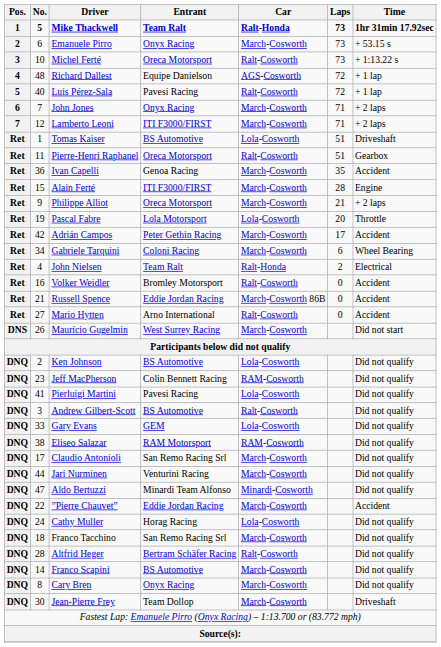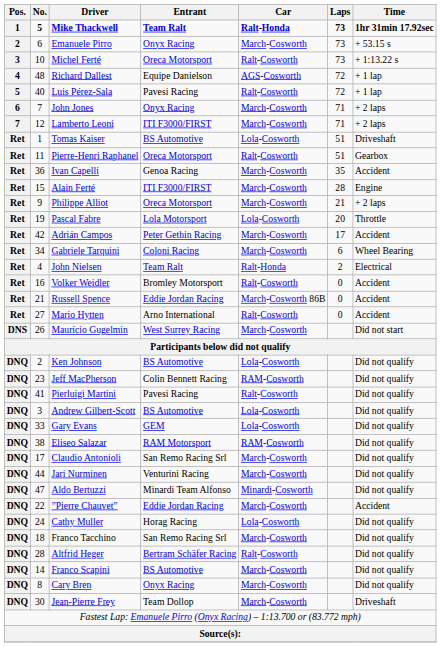(270, 394) Lola-Cosworth -> (269, 394) Ralt-Cosworth
(269, 410) Ralt-Cosworth -> (270, 410) Lola-Cosworth
